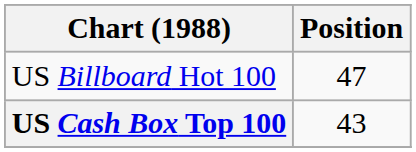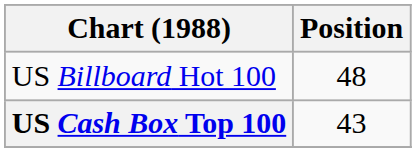(352, 75) 47 -> (352, 75) 48
